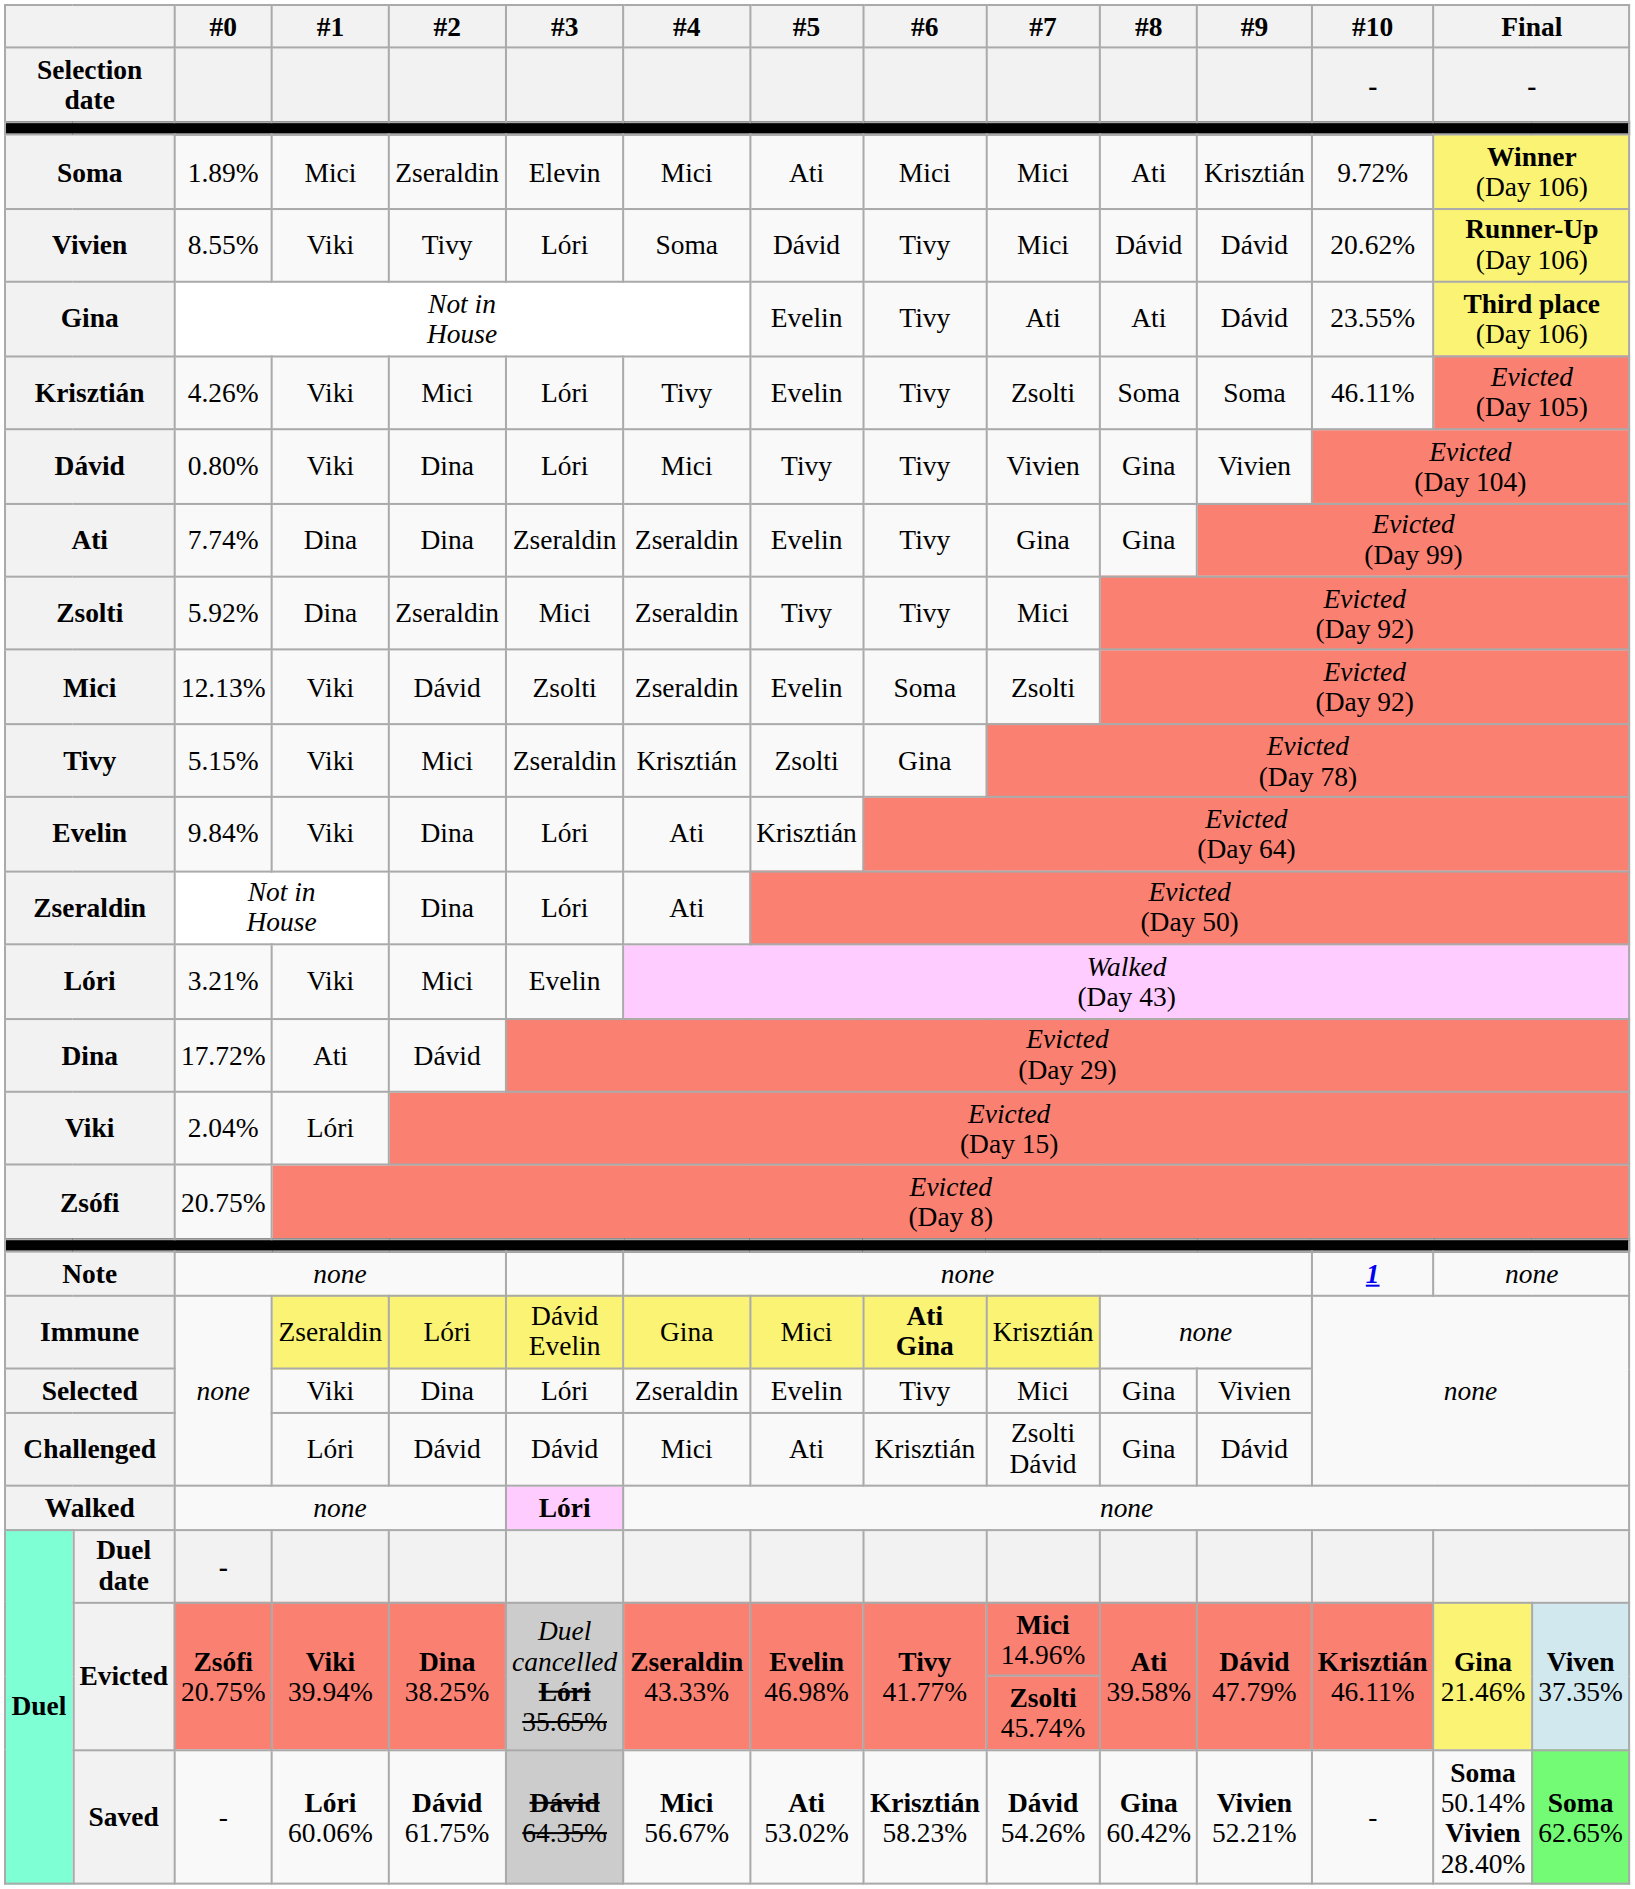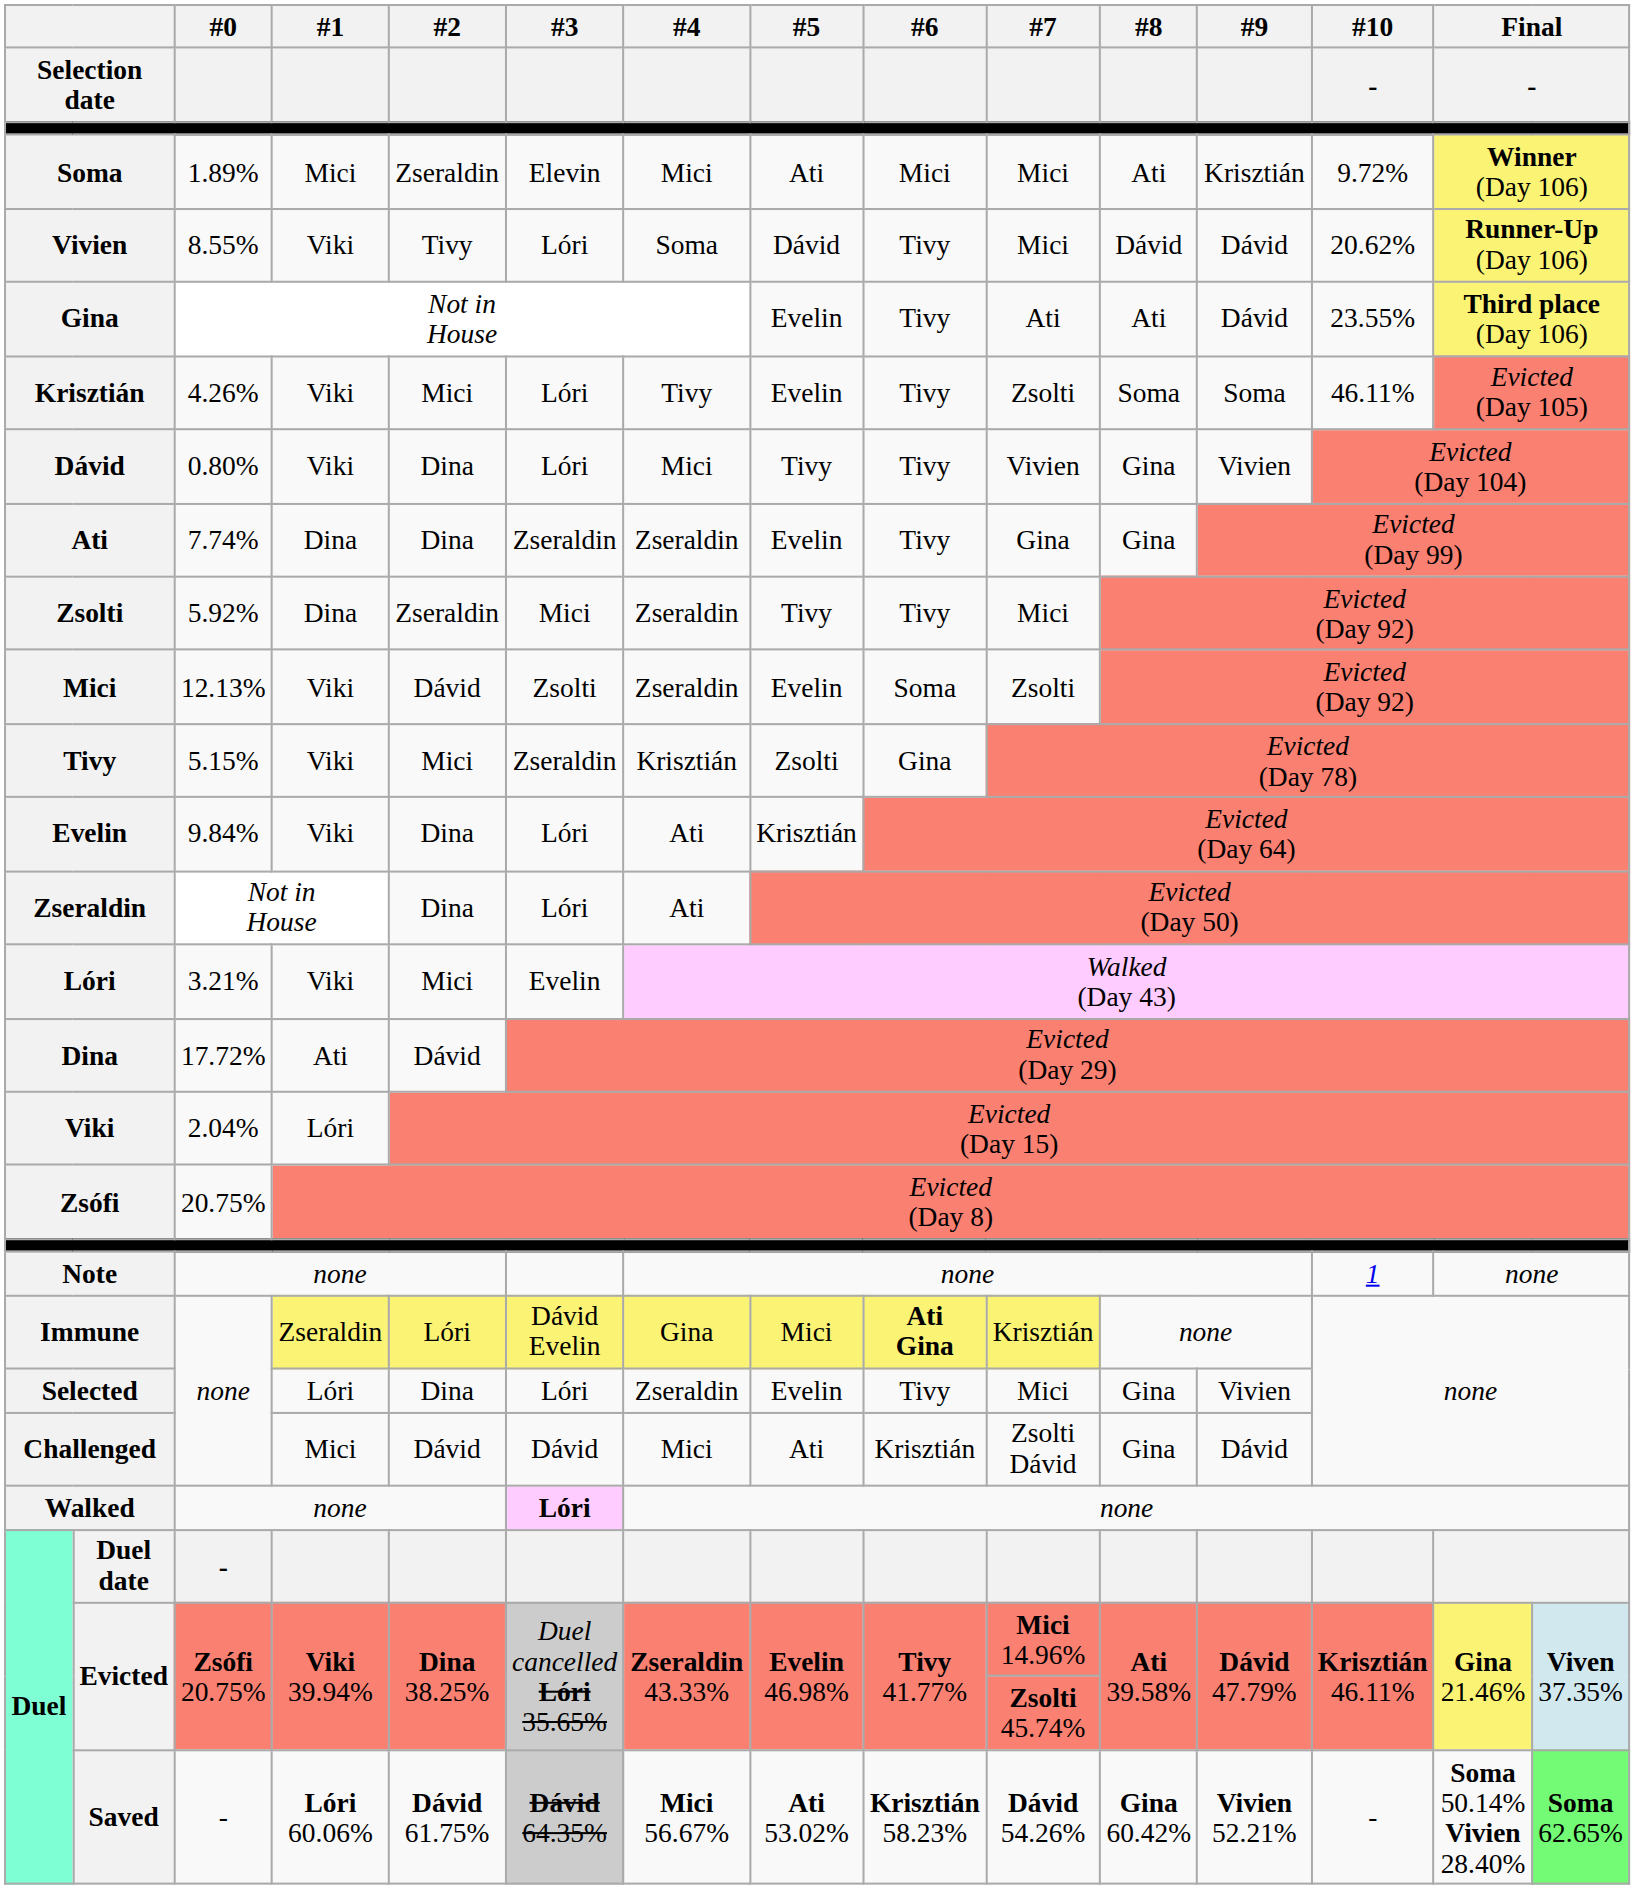(1373, 1273) bold -> (1373, 1273) normal
(330, 1390) Viki -> (330, 1390) Lóri
(330, 1449) Lóri -> (330, 1449) Mici
